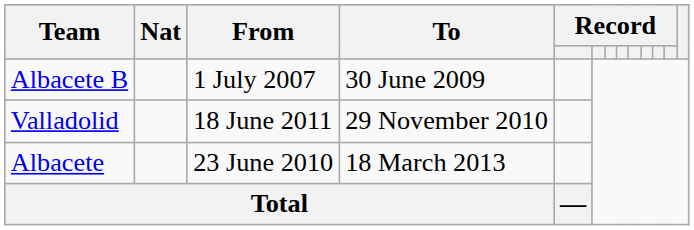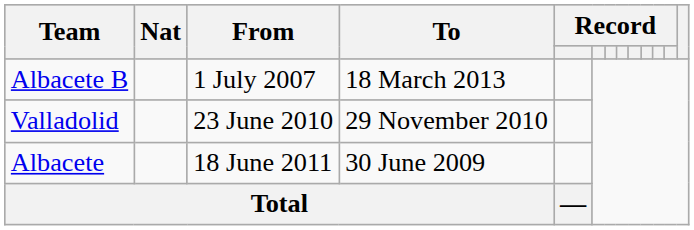(415, 79) 30 June 2009 -> (425, 79) 18 March 2013
(263, 120) 18 June 2011 -> (263, 120) 23 June 2010
(263, 162) 23 June 2010 -> (263, 162) 18 June 2011
(425, 162) 18 March 2013 -> (415, 162) 30 June 2009
